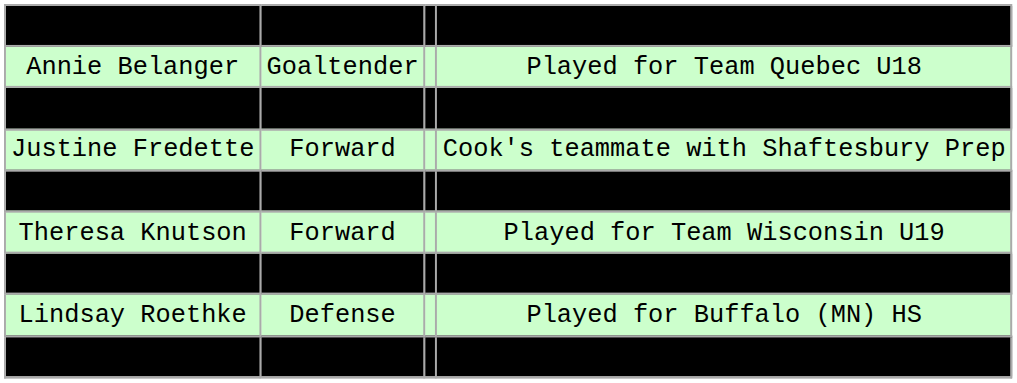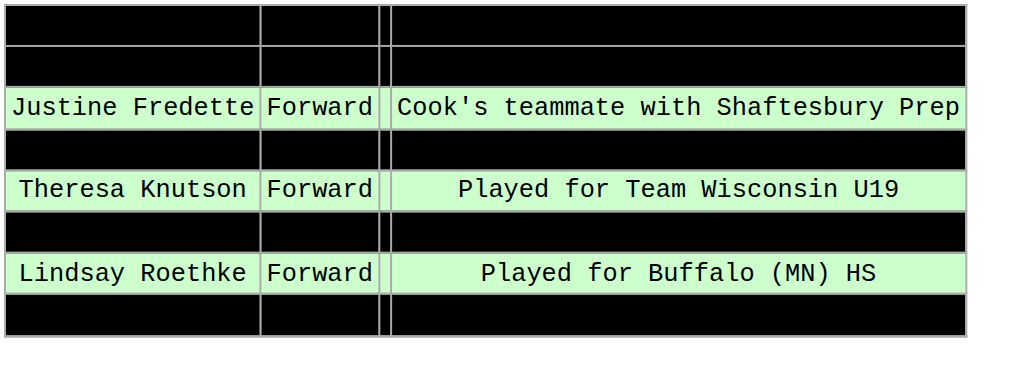- row: (133, 67)
(343, 108) Forward -> (320, 67) Defense
(343, 191) Defense -> (320, 150) Forward
(343, 315) Defense -> (320, 274) Forward
